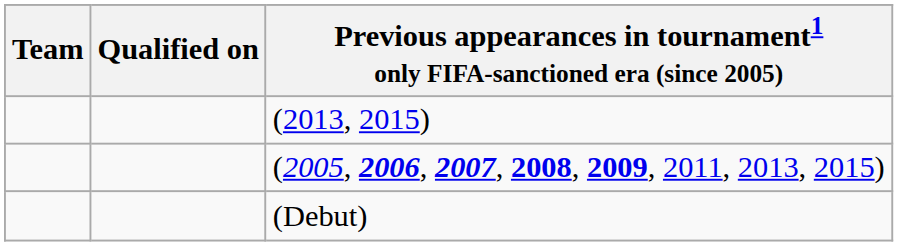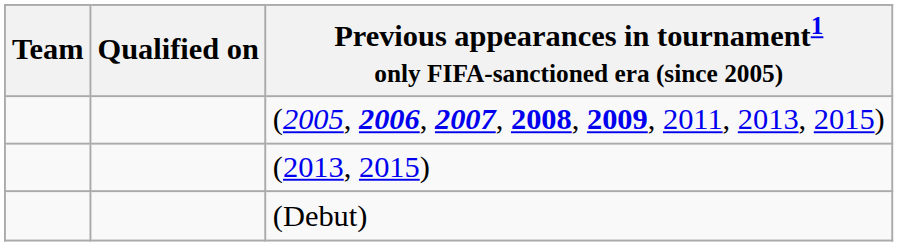rows swapped: (579, 167) <-> (351, 119)
